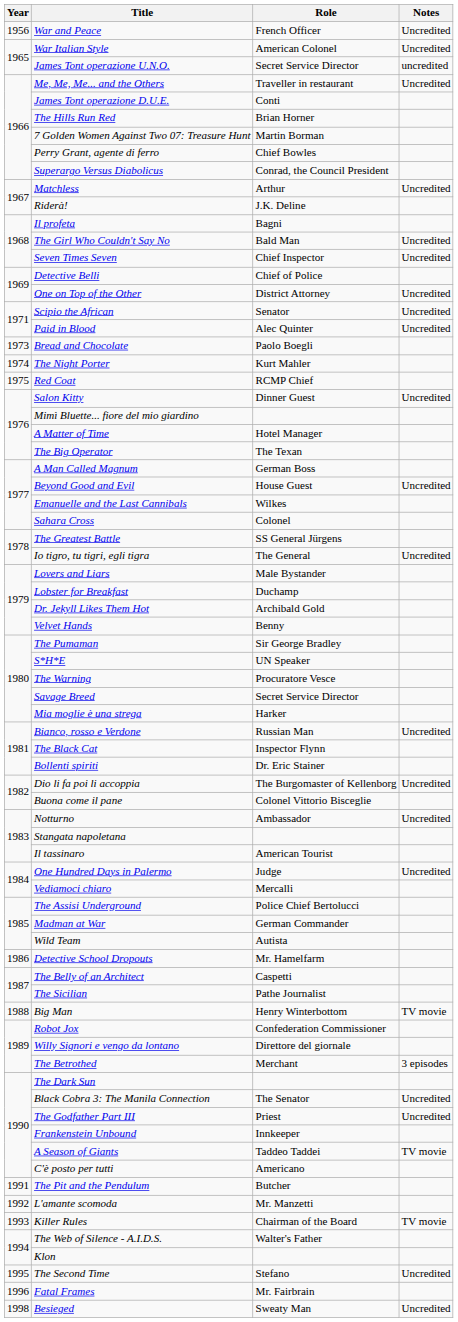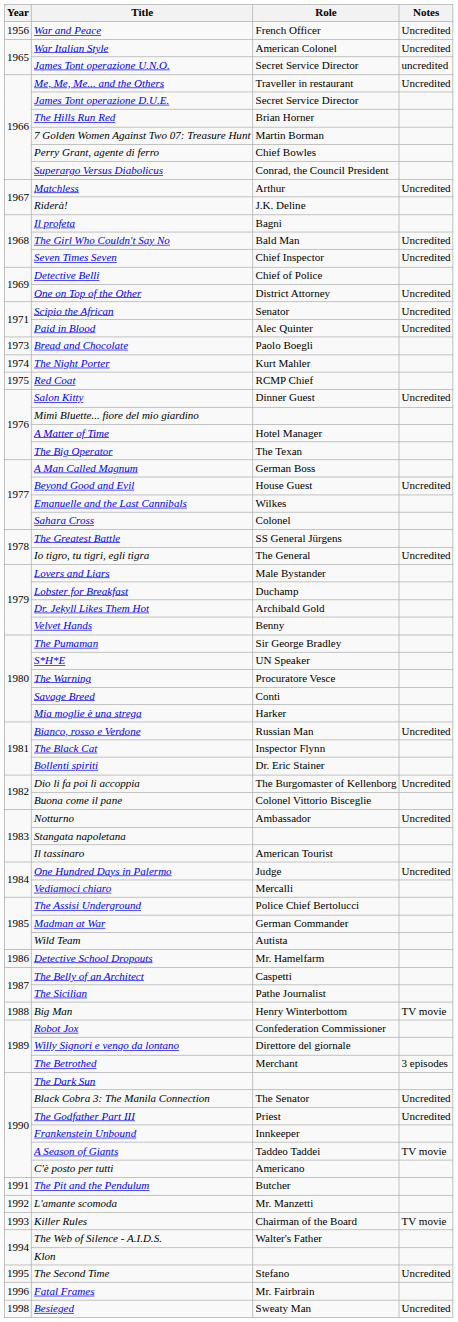(268, 100) Conti -> (307, 100) Secret Service Director
(307, 696) Secret Service Director -> (268, 696) Conti
